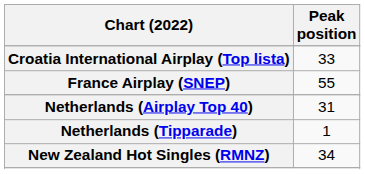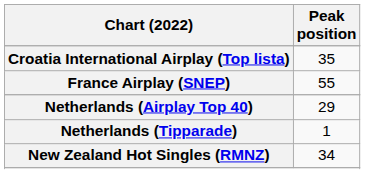(327, 58) 33 -> (327, 58) 35
(327, 107) 31 -> (327, 107) 29
